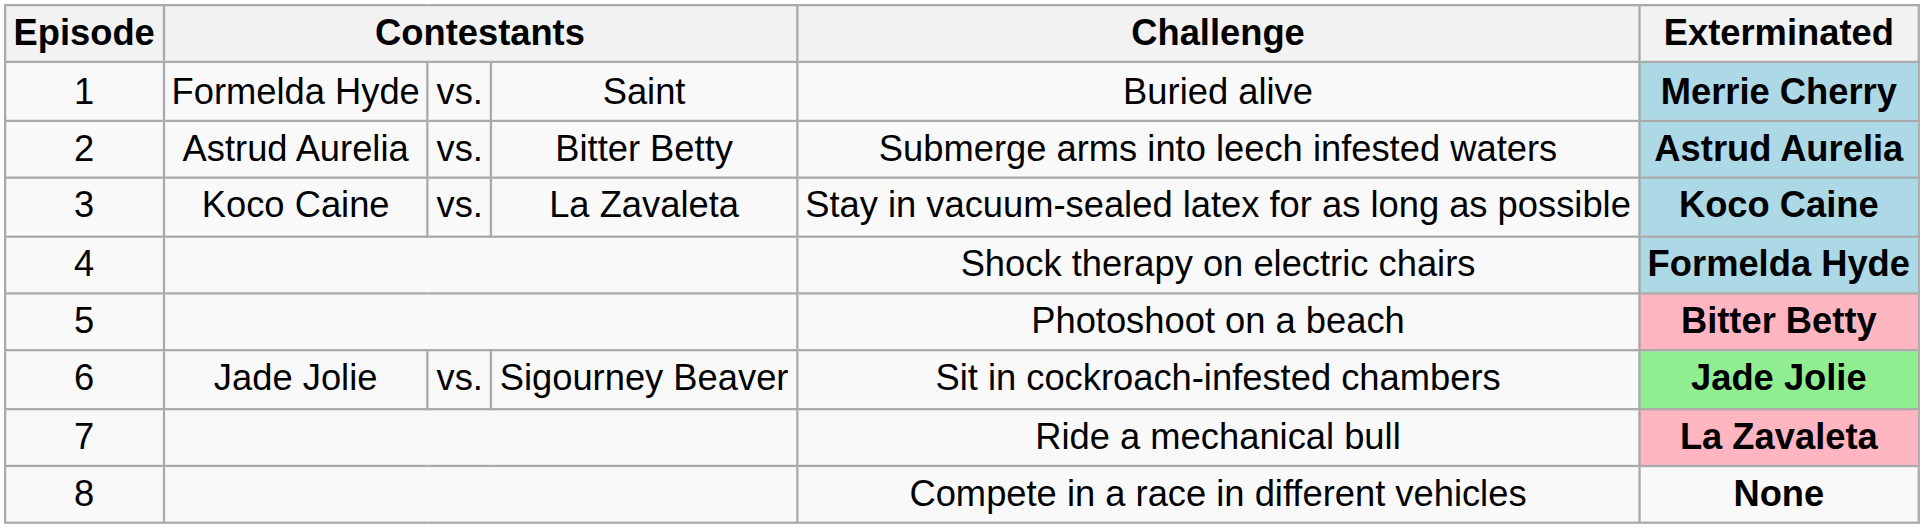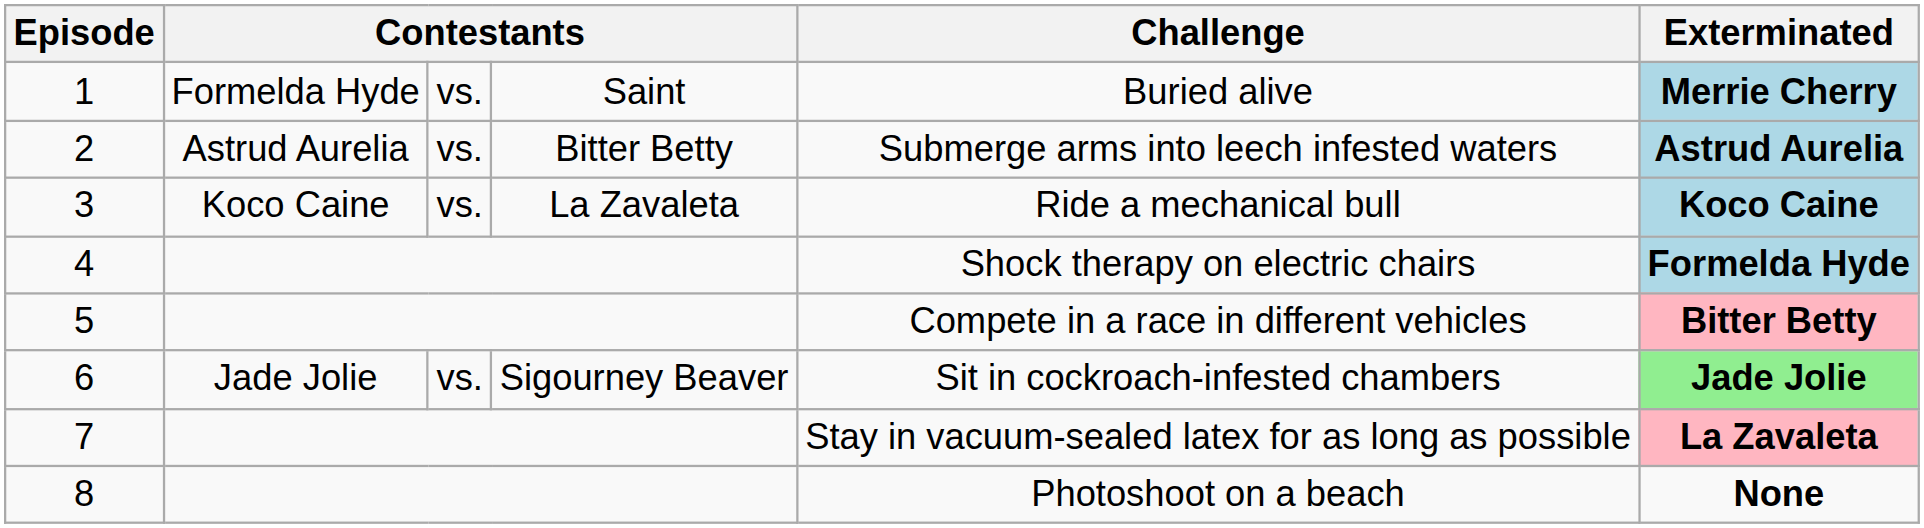(1218, 206) Stay in vacuum-sealed latex for as long as possible -> (1218, 206) Ride a mechanical bull
(1218, 321) Photoshoot on a beach -> (1218, 321) Compete in a race in different vehicles
(1218, 436) Ride a mechanical bull -> (1218, 436) Stay in vacuum-sealed latex for as long as possible
(1218, 494) Compete in a race in different vehicles -> (1218, 494) Photoshoot on a beach
